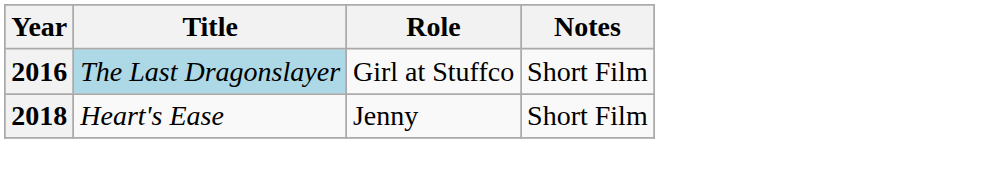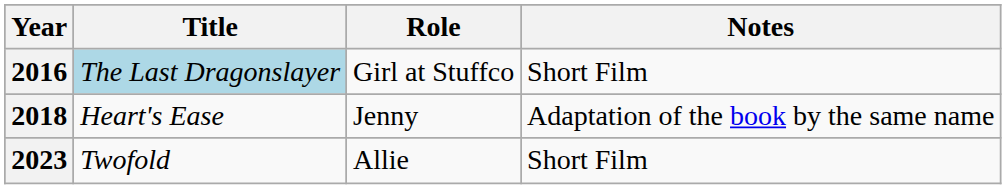(587, 115) Short Film -> (761, 115) Adaptation of the book by the same name
+ row: (39, 159)
